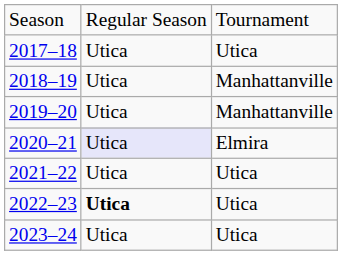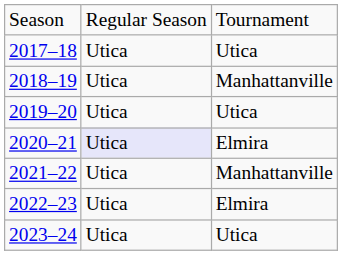(274, 111) Manhattanville -> (237, 111) Utica
(237, 173) Utica -> (274, 173) Manhattanville
(108, 204) bold -> (107, 204) normal
(237, 204) Utica -> (242, 204) Elmira
